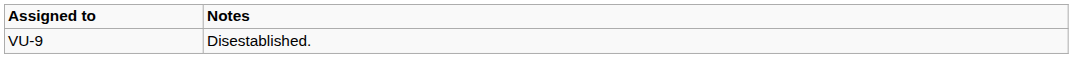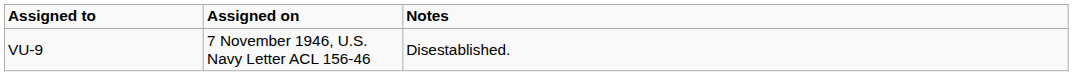+ column: (253, 16)
